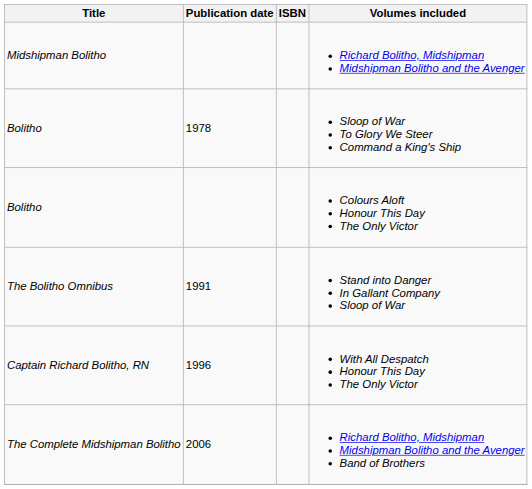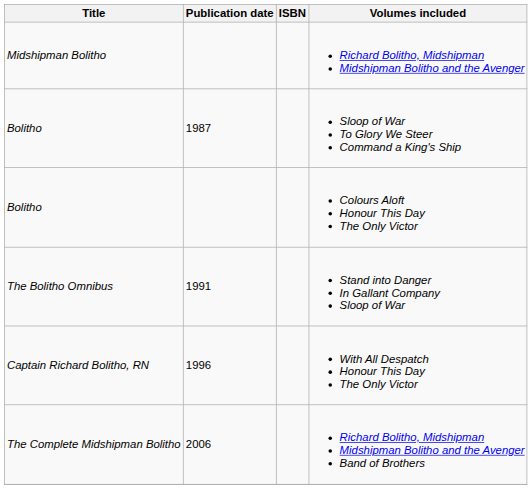(198, 128) 1978 -> (198, 128) 1987
